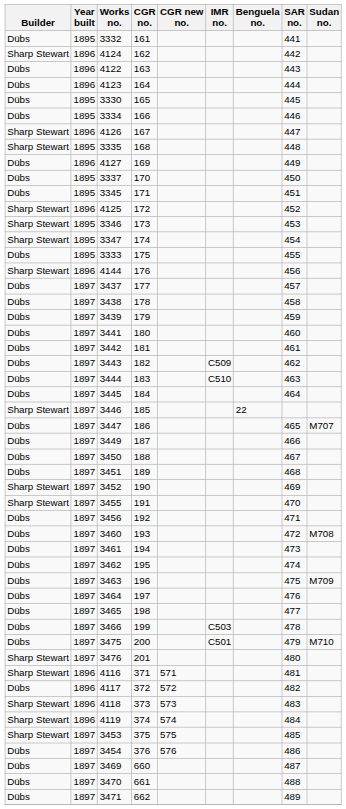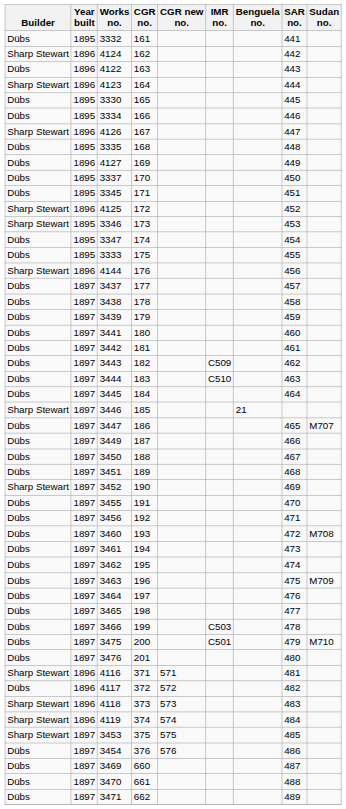(19, 85) Dübs -> (38, 85) Sharp Stewart
(38, 147) Sharp Stewart -> (19, 147) Dübs
(38, 239) Sharp Stewart -> (19, 239) Dübs
(241, 410) 22 -> (241, 410) 21
(38, 503) Sharp Stewart -> (19, 503) Dübs
(38, 657) Sharp Stewart -> (19, 657) Dübs
